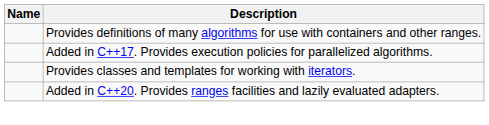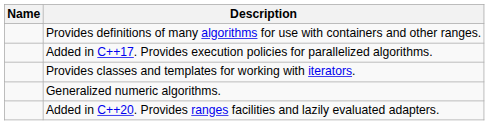+ row: (133, 91)
